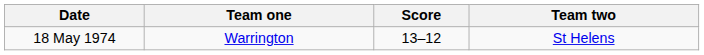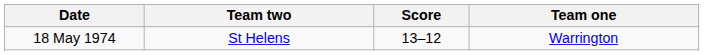columns swapped: (259, 15) <-> (584, 15)
